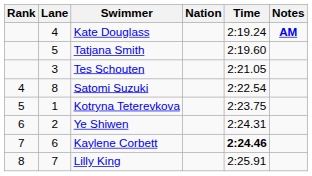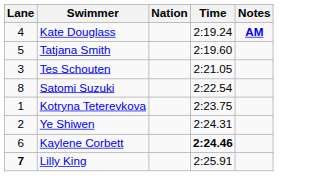- column: (21, 13)
(55, 161) normal -> (21, 161) bold
